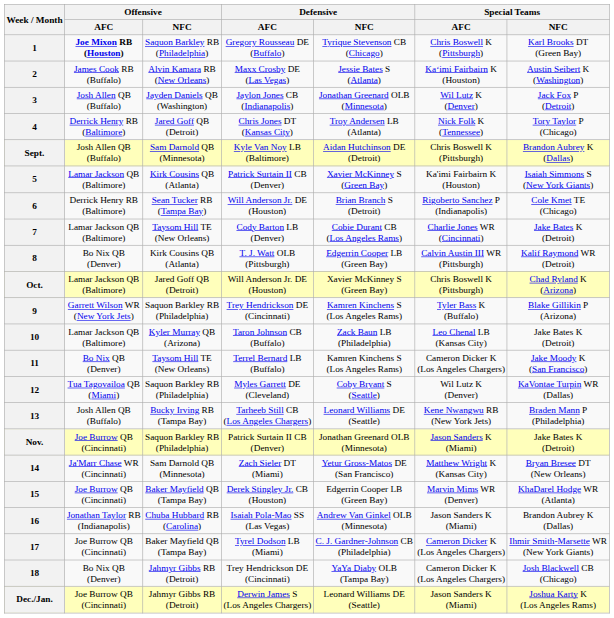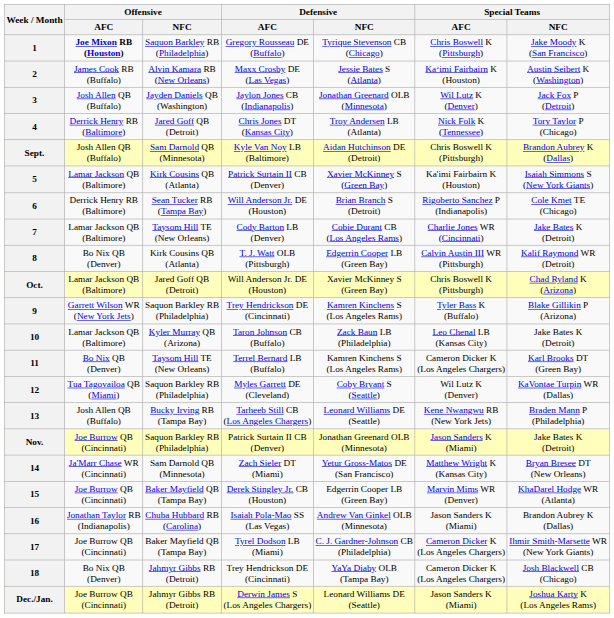(558, 48) Karl Brooks DT (Green Bay) -> (558, 48) Jake Moody K (San Francisco)
(558, 363) Jake Moody K (San Francisco) -> (558, 363) Karl Brooks DT (Green Bay)
